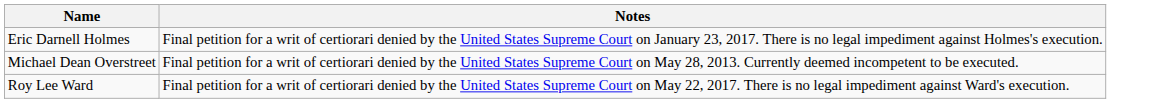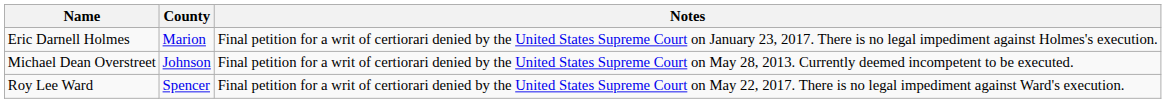+ column: (187, 16)
